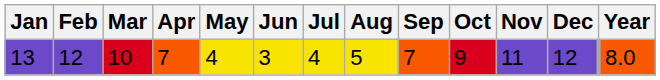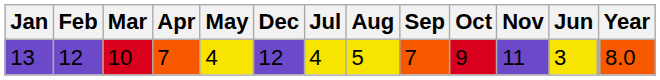columns swapped: (278, 22) <-> (573, 22)
